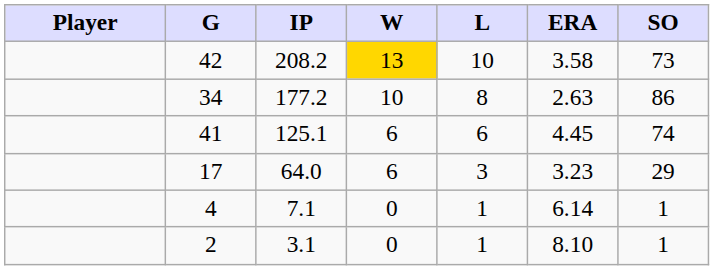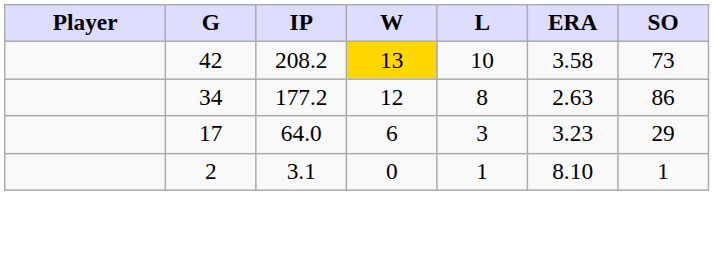(392, 97) 10 -> (392, 97) 12
- row: (211, 134)
- row: (211, 208)
